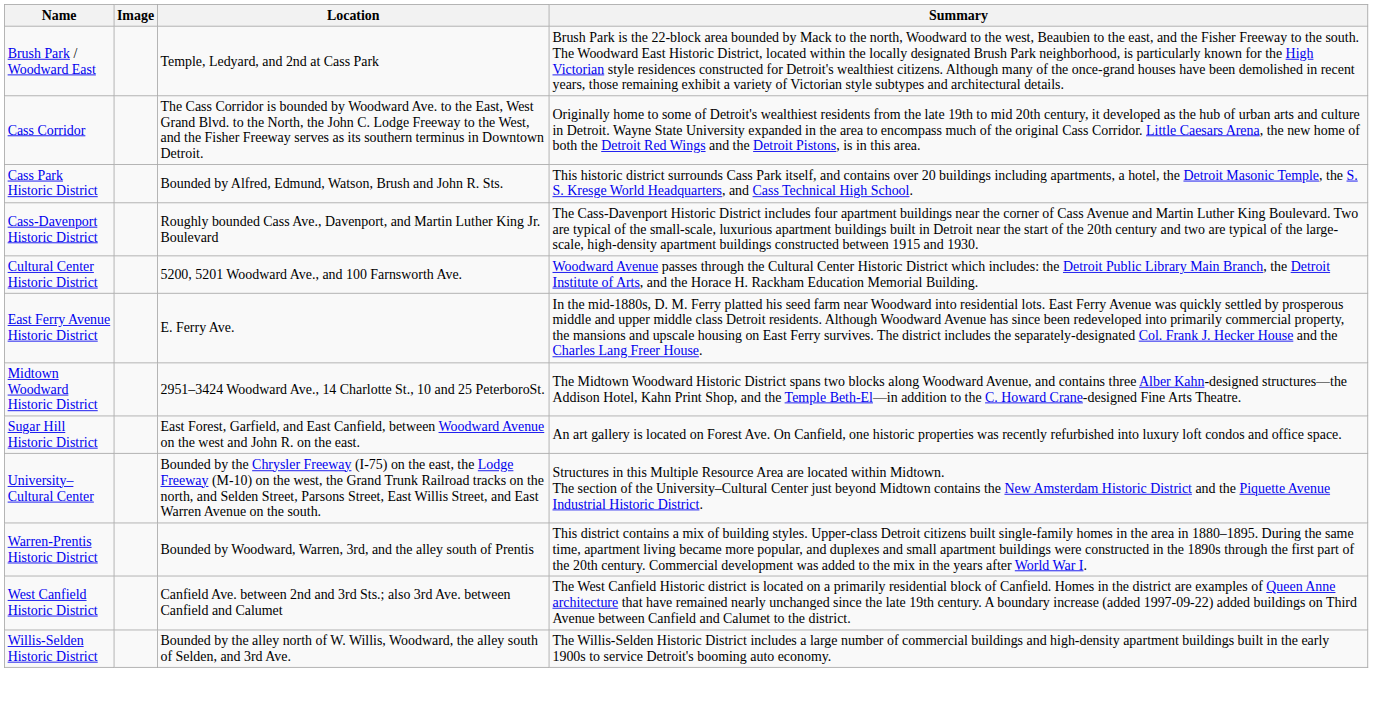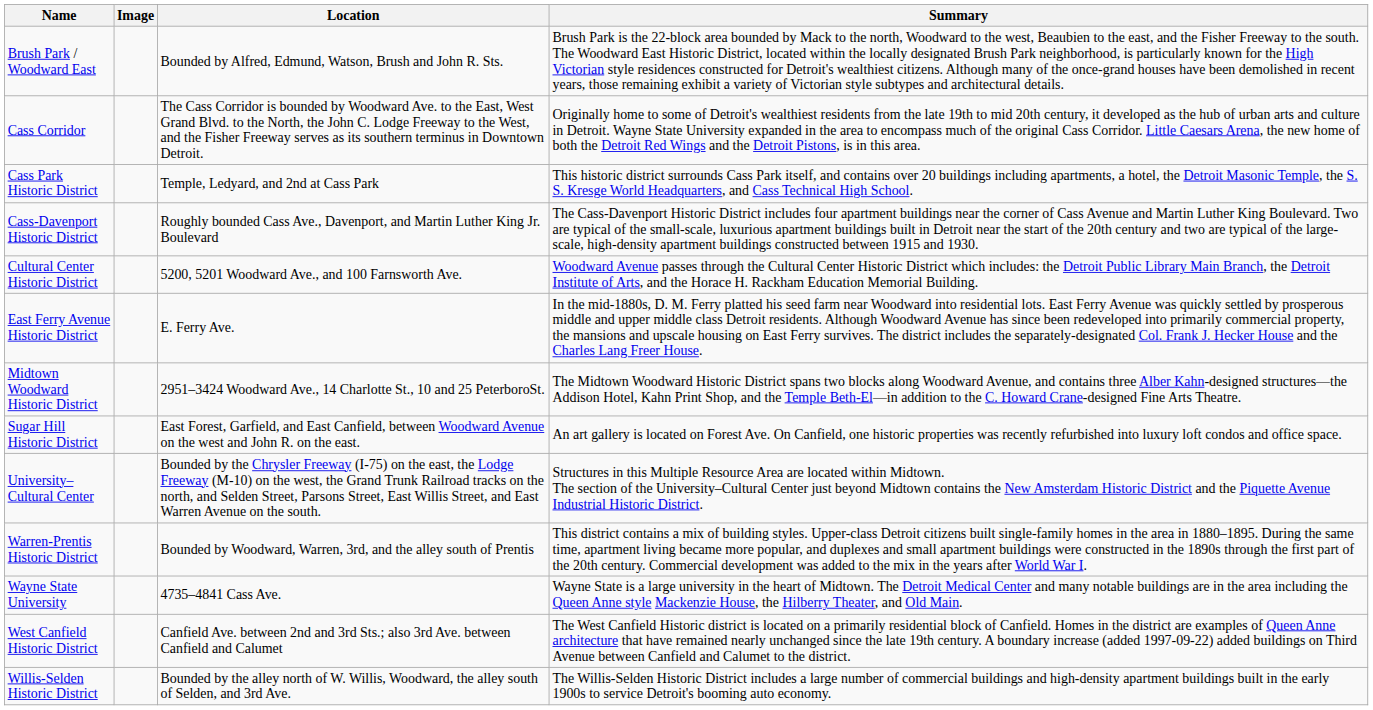(270, 61) Temple, Ledyard, and 2nd at Cass Park -> (332, 61) Bounded by Alfred, Edmund, Watson, Brush and John R. Sts.
(332, 183) Bounded by Alfred, Edmund, Watson, Brush and John R. Sts. -> (270, 183) Temple, Ledyard, and 2nd at Cass Park
+ row: (42, 595)
